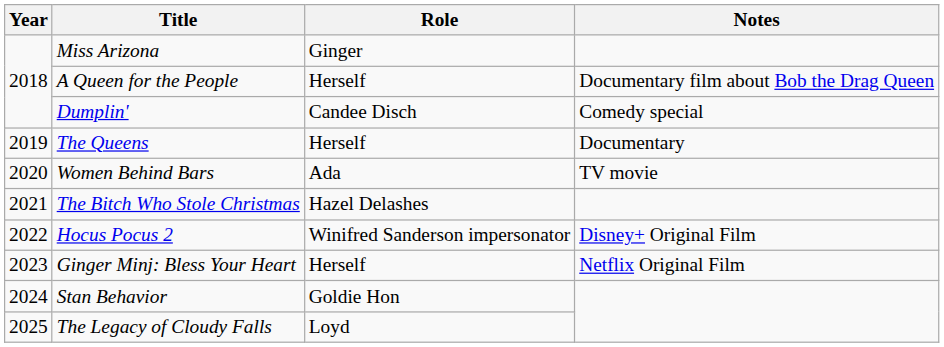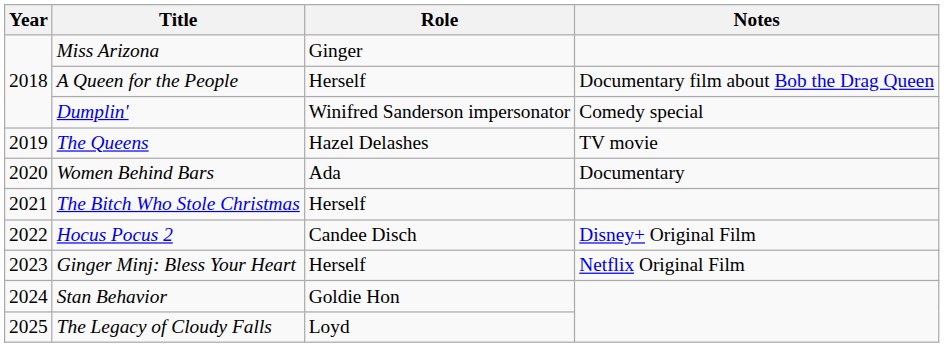(363, 111) Candee Disch -> (440, 111) Winifred Sanderson impersonator
(337, 142) Herself -> (369, 142) Hazel Delashes
(632, 142) Documentary -> (619, 142) TV movie
(619, 173) TV movie -> (632, 173) Documentary
(369, 204) Hazel Delashes -> (337, 204) Herself
(440, 234) Winifred Sanderson impersonator -> (363, 234) Candee Disch
